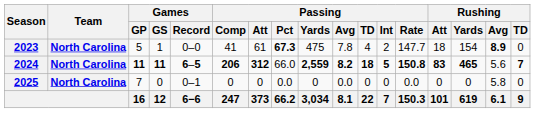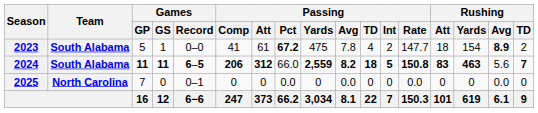(88, 47) North Carolina -> (90, 47) South Alabama
(285, 47) 67.3 -> (288, 47) 67.2
(520, 47) 0 -> (524, 47) 2
(88, 64) North Carolina -> (90, 64) South Alabama
(468, 64) 465 -> (471, 64) 463
(498, 82) 5.8 -> (501, 82) 0.0
